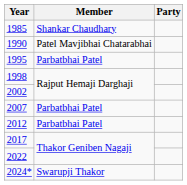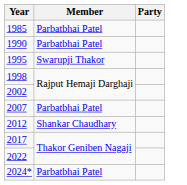(76, 28) Shankar Chaudhary -> (69, 28) Parbatbhai Patel
(94, 44) Patel Mavjibhai Chatarabhai -> (69, 44) Parbatbhai Patel
(69, 60) Parbatbhai Patel -> (70, 60) Swarupji Thakor
(69, 124) Parbatbhai Patel -> (76, 124) Shankar Chaudhary
(70, 172) Swarupji Thakor -> (69, 172) Parbatbhai Patel
